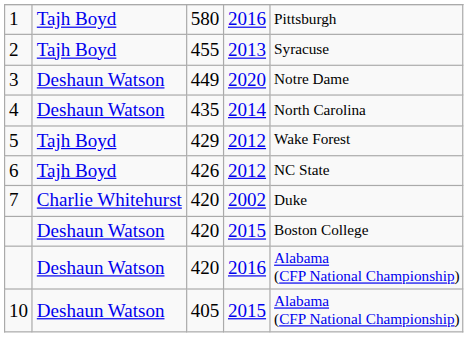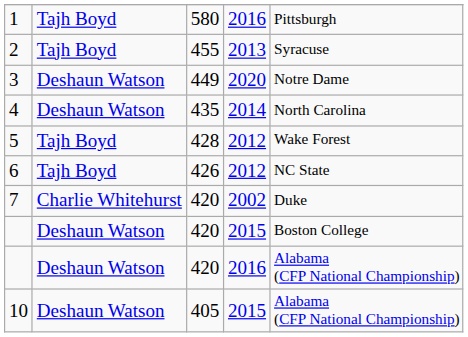(205, 140) 429 -> (205, 140) 428
